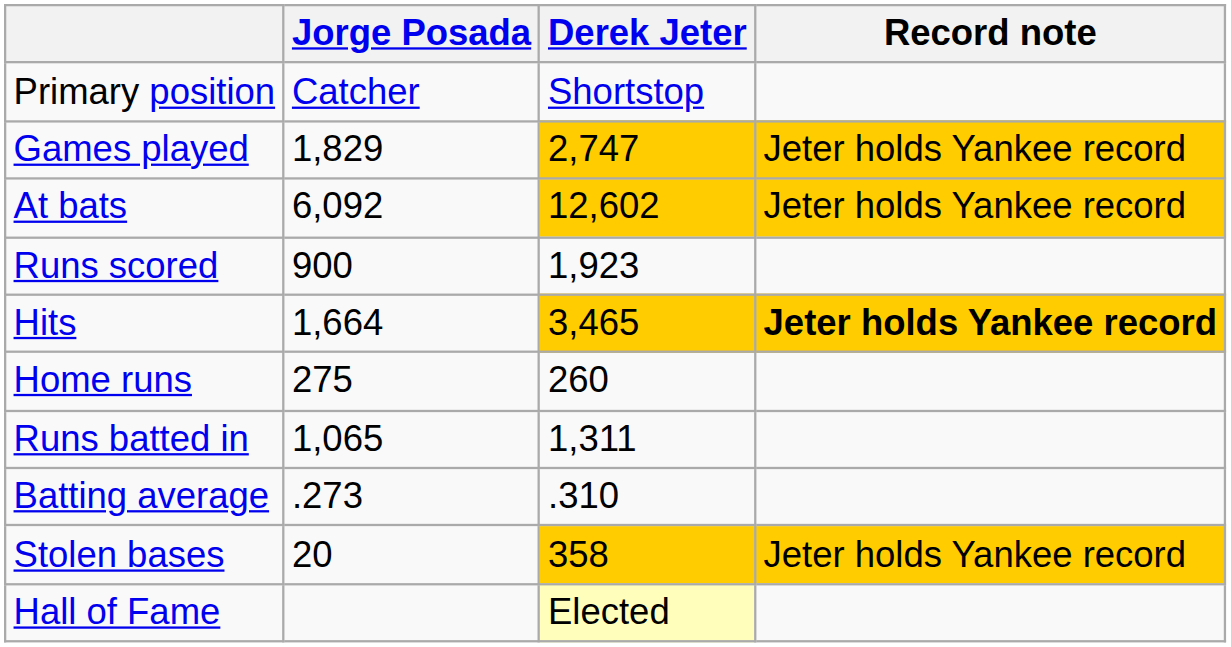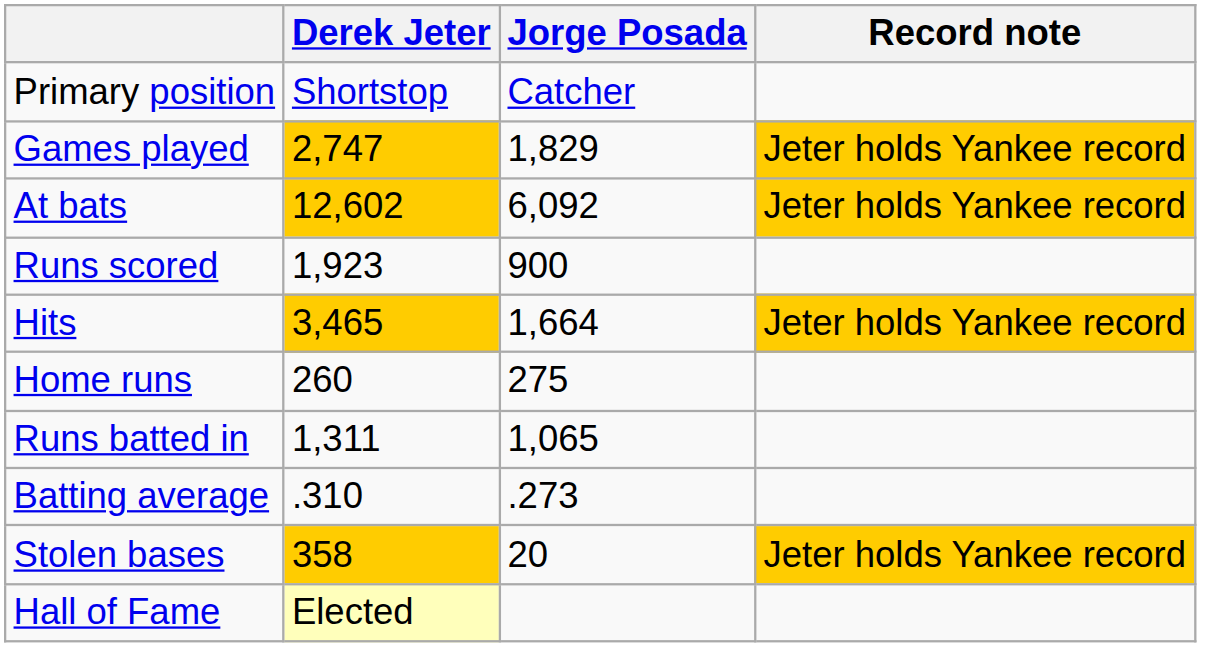columns swapped: (647, 33) <-> (412, 33)
(990, 322) bold -> (975, 322) normal
